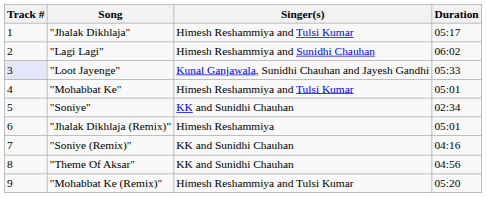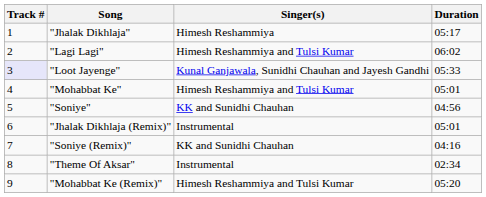(265, 32) Himesh Reshammiya and Tulsi Kumar -> (225, 32) Himesh Reshammiya
(276, 51) Himesh Reshammiya and Sunidhi Chauhan -> (265, 51) Himesh Reshammiya and Tulsi Kumar
(447, 108) 02:34 -> (447, 108) 04:56
(225, 126) Himesh Reshammiya -> (205, 126) Instrumental
(235, 164) KK and Sunidhi Chauhan -> (205, 164) Instrumental
(447, 164) 04:56 -> (447, 164) 02:34
